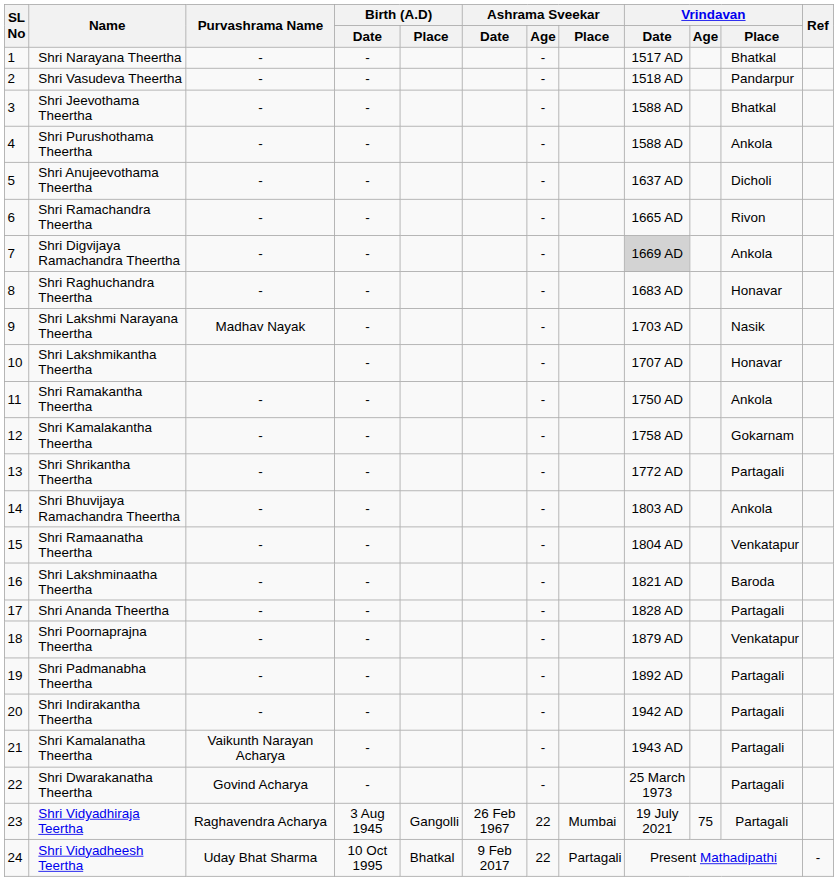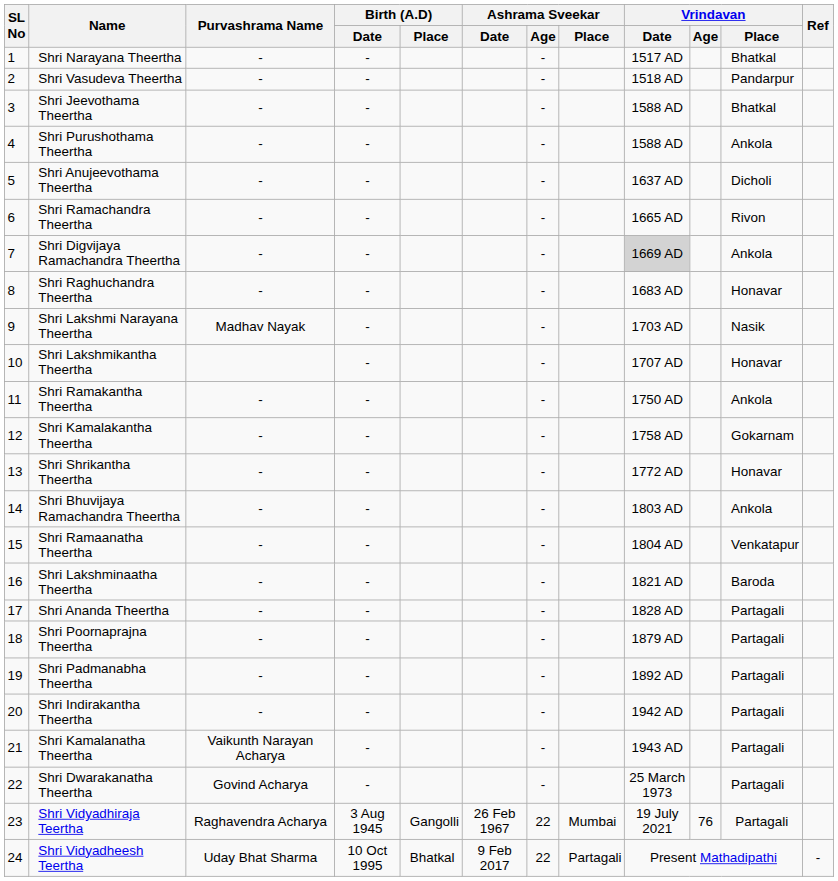(758, 472) Partagali -> (757, 472) Honavar
(765, 639) Venkatapur -> (758, 639) Partagali
(705, 821) 75 -> (705, 821) 76
